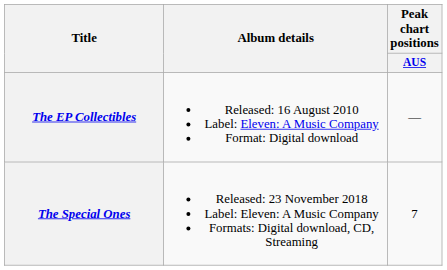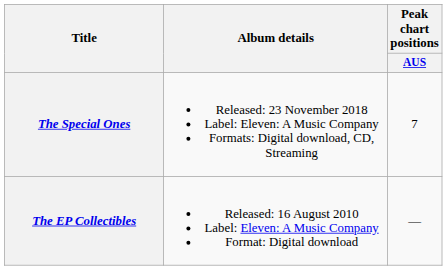rows swapped: (84, 117) <-> (84, 213)
